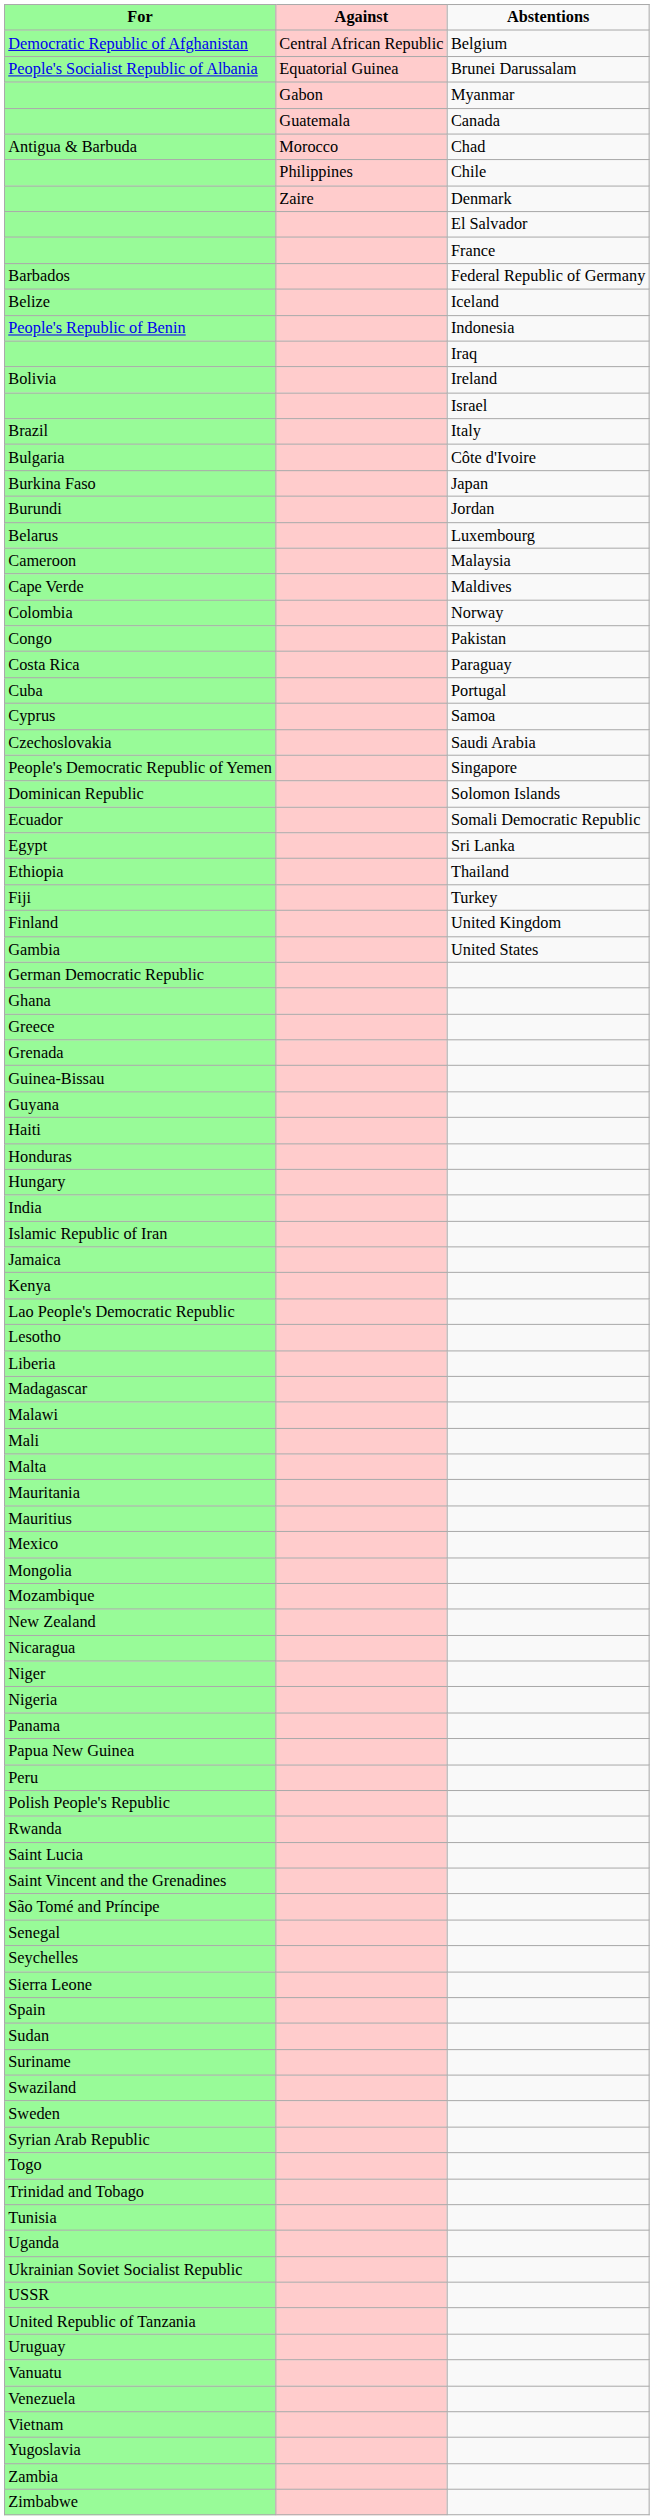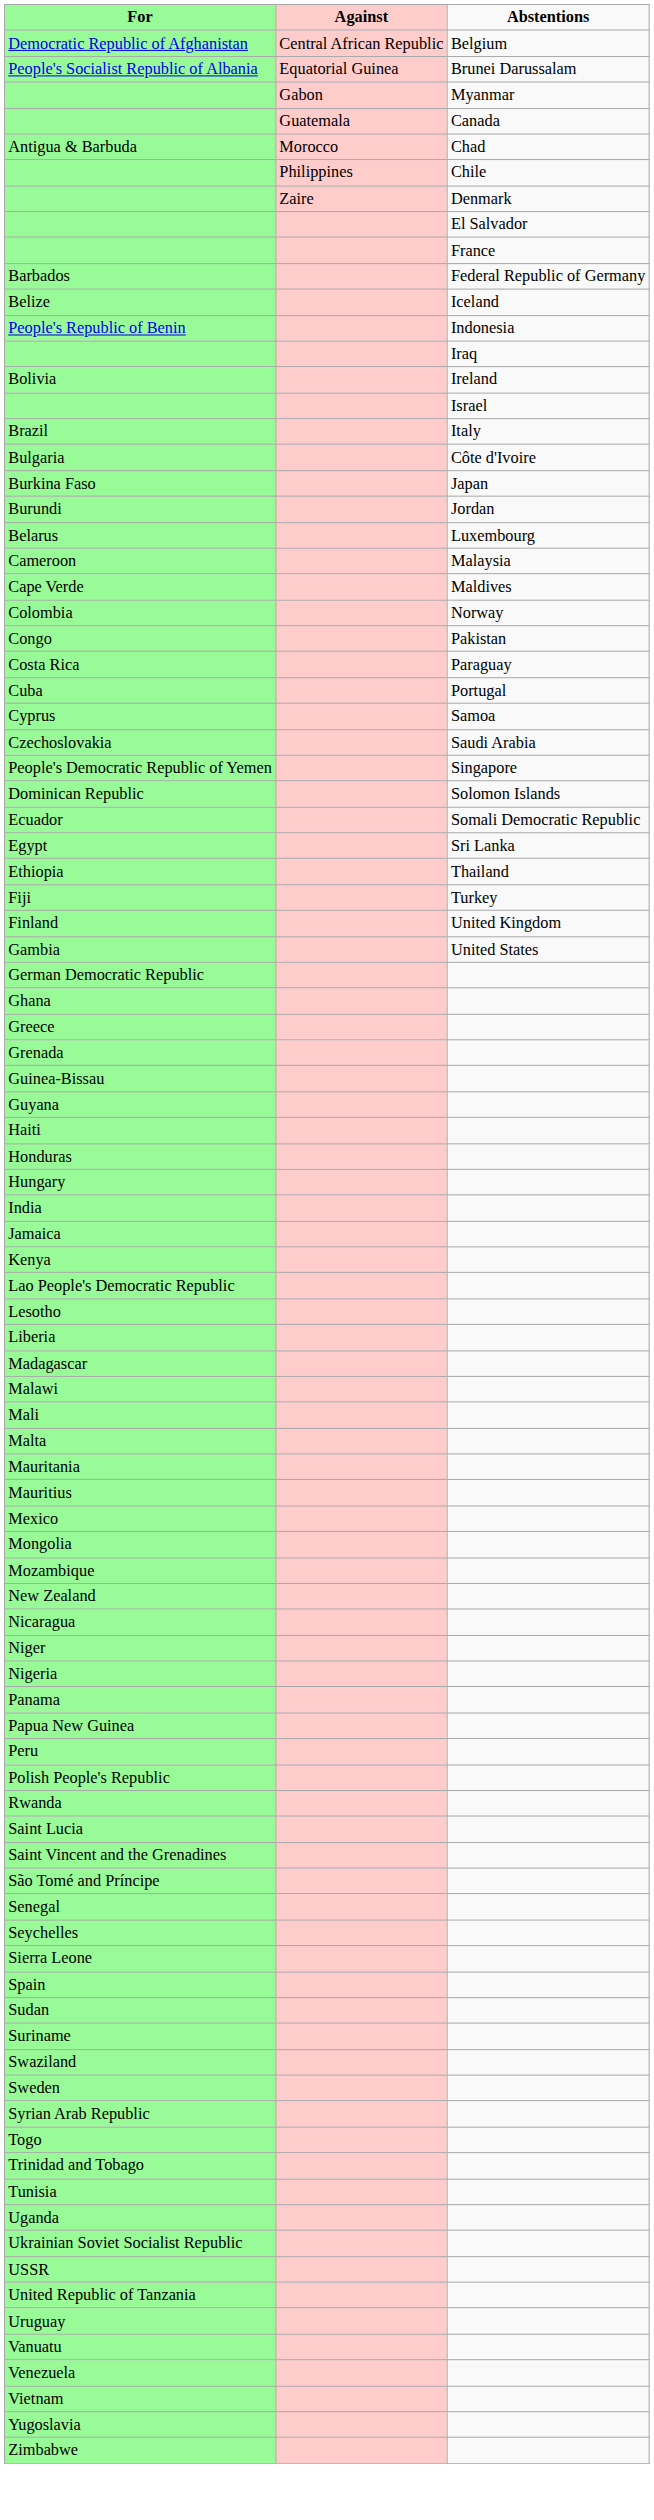- row: (88, 1233)
- row: (33, 2476)
